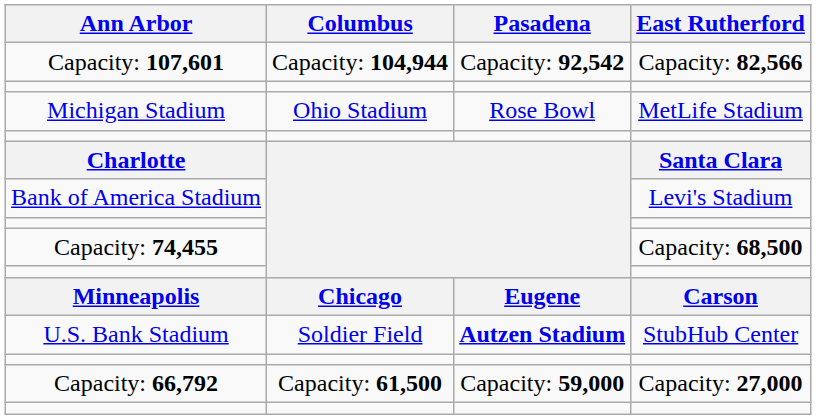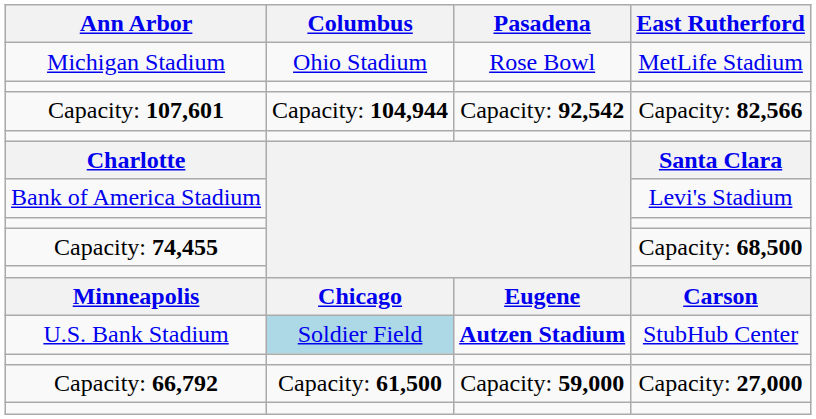rows swapped: (136, 110) <-> (136, 61)
(360, 334) no background -> (360, 334) lightblue background
